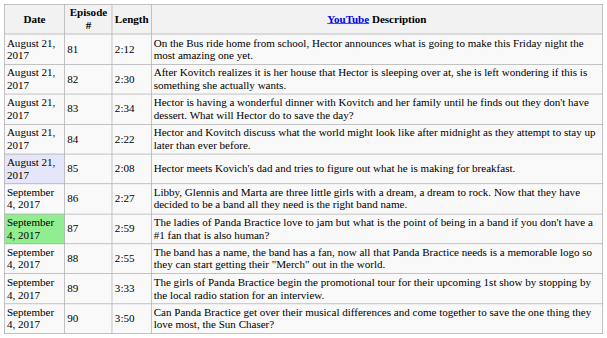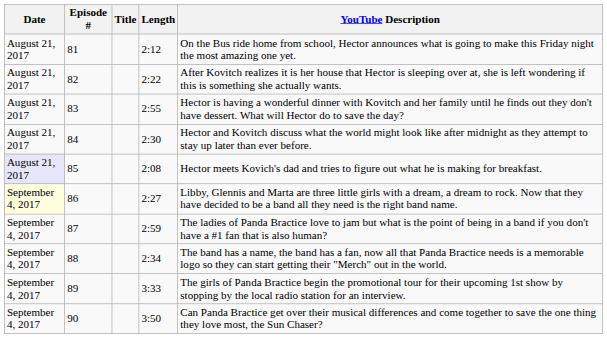+ column: (125, 19)
(125, 79) 2:30 -> (151, 79) 2:22
(125, 109) 2:34 -> (151, 109) 2:55
(125, 139) 2:22 -> (151, 139) 2:30
(30, 199) no background -> (30, 199) lightyellow background
(30, 228) lightgreen background -> (30, 228) no background
(125, 258) 2:55 -> (151, 258) 2:34
